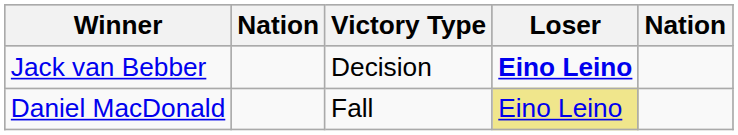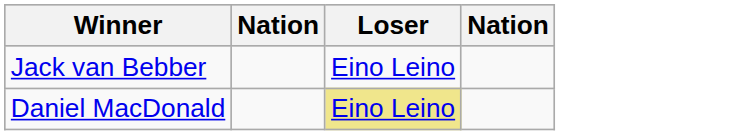- column: (409, 25)
(565, 66) bold -> (393, 66) normal
